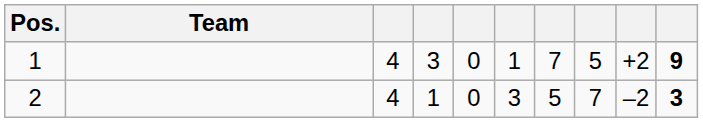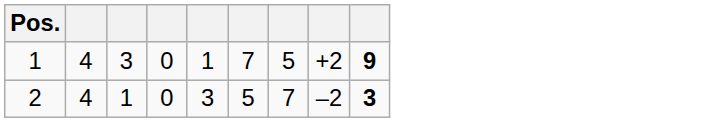- column: (219, 23)
